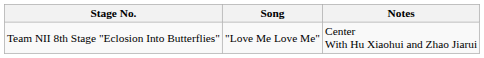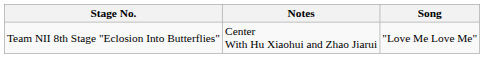columns swapped: (272, 13) <-> (401, 13)
